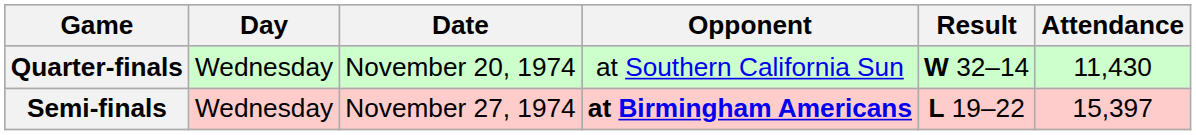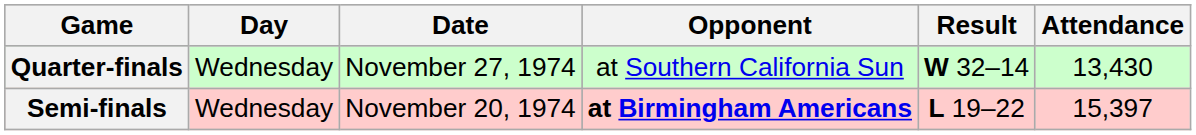(460, 66) November 20, 1974 -> (460, 66) November 27, 1974
(1113, 66) 11,430 -> (1113, 66) 13,430
(460, 108) November 27, 1974 -> (460, 108) November 20, 1974
